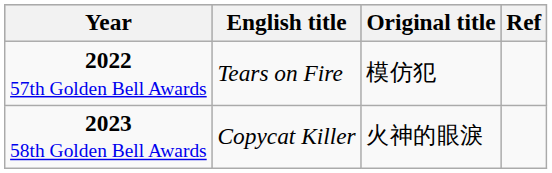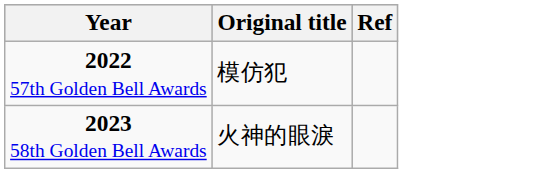- column: (287, 23)
